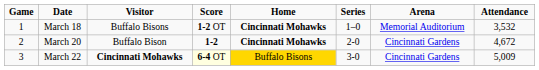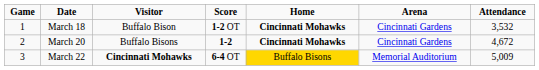- column: (353, 12)
(140, 27) Buffalo Bisons -> (149, 27) Buffalo Bison
(422, 27) Memorial Auditorium -> (414, 27) Cincinnati Gardens
(140, 42) Buffalo Bison -> (149, 42) Buffalo Bisons
(211, 57) lightyellow background -> (226, 57) no background
(422, 57) Cincinnati Gardens -> (414, 57) Memorial Auditorium
